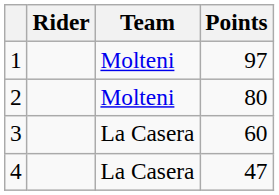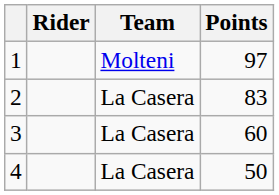(137, 97) Molteni -> (147, 97) La Casera
(256, 97) 80 -> (256, 97) 83
(256, 171) 47 -> (256, 171) 50
